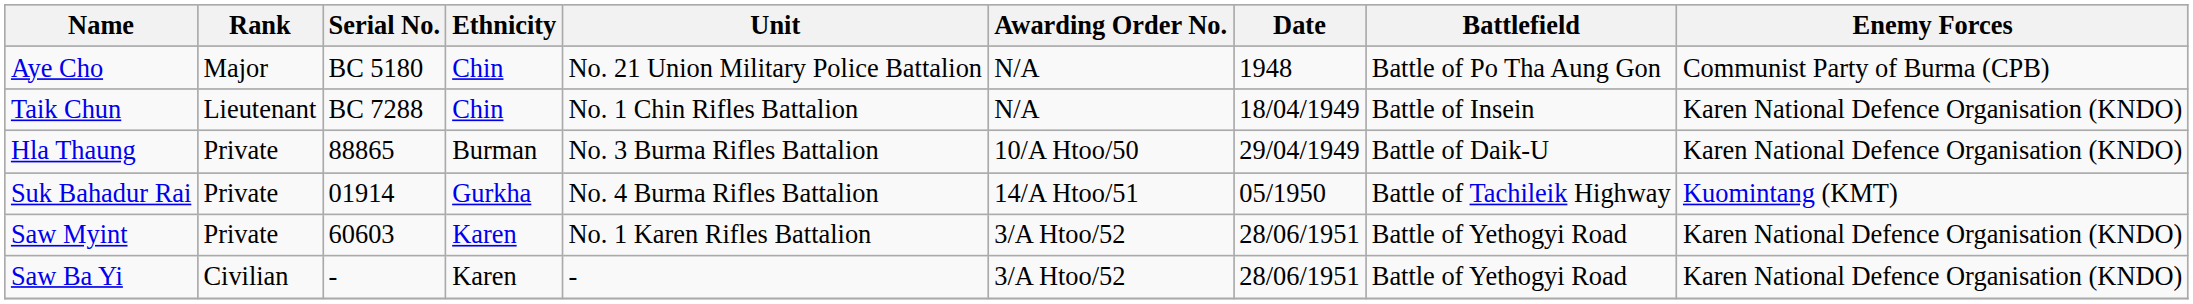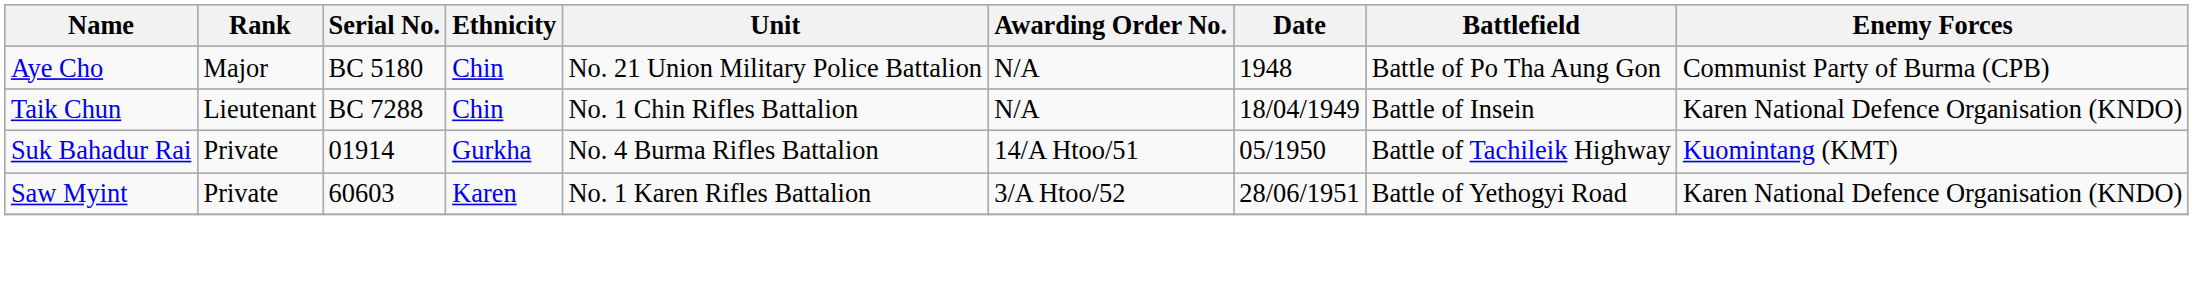- row: (73, 151)
- row: (67, 276)
